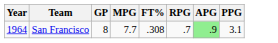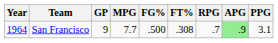+ column: (153, 13)
(105, 29) 8 -> (105, 29) 9
